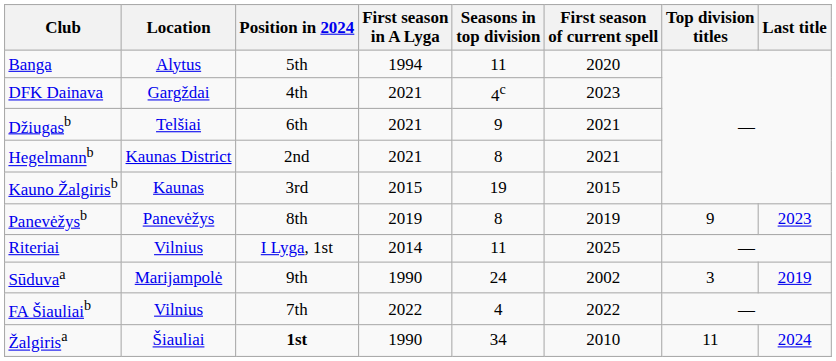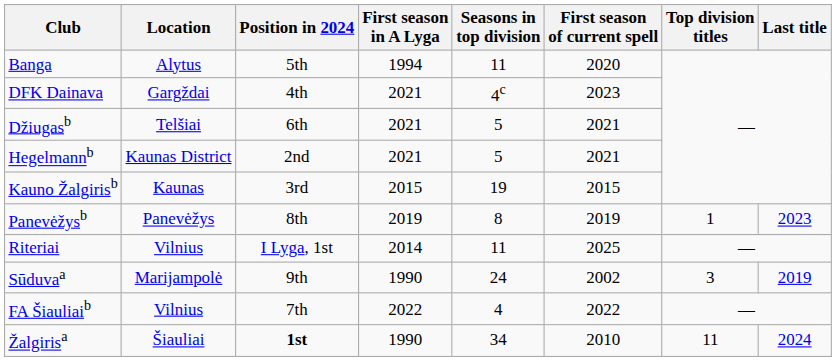(498, 124) 9 -> (498, 124) 5
(498, 156) 8 -> (498, 156) 5
(710, 219) 9 -> (710, 219) 1
